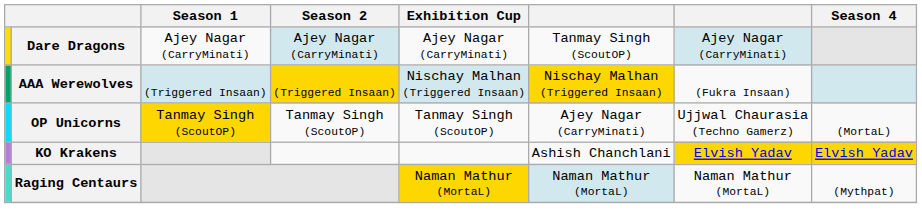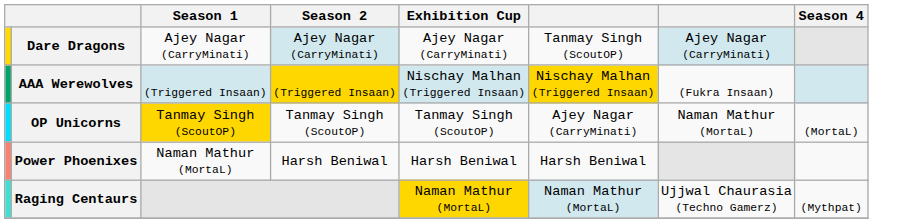(743, 123) Ujjwal Chaurasia (Techno Gamerz) -> (726, 123) Naman Mathur (MortaL)
+ row: (76, 161)
- row: (76, 153)
(743, 184) Naman Mathur (MortaL) -> (726, 199) Ujjwal Chaurasia (Techno Gamerz)
